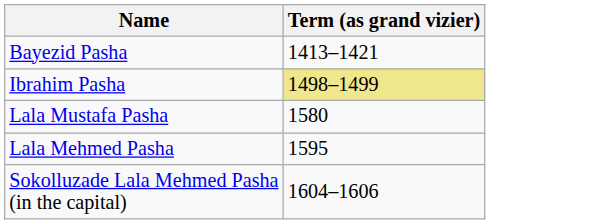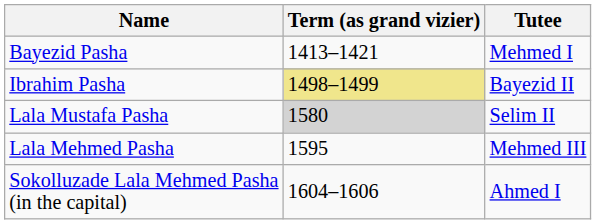+ column: (538, 20)
(308, 116) no background -> (308, 116) lightgrey background
